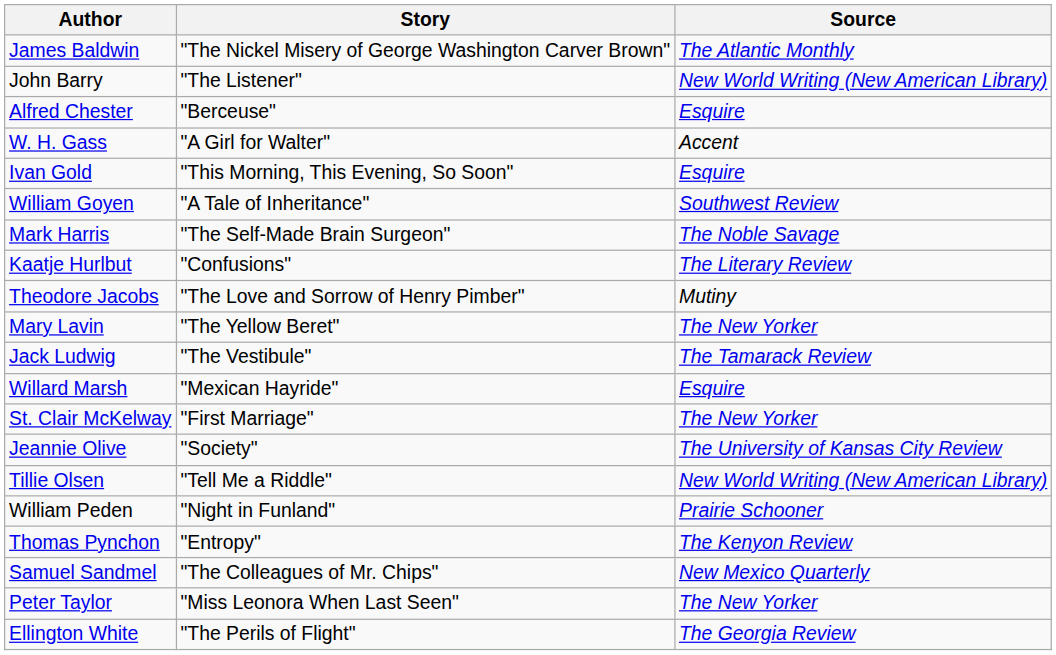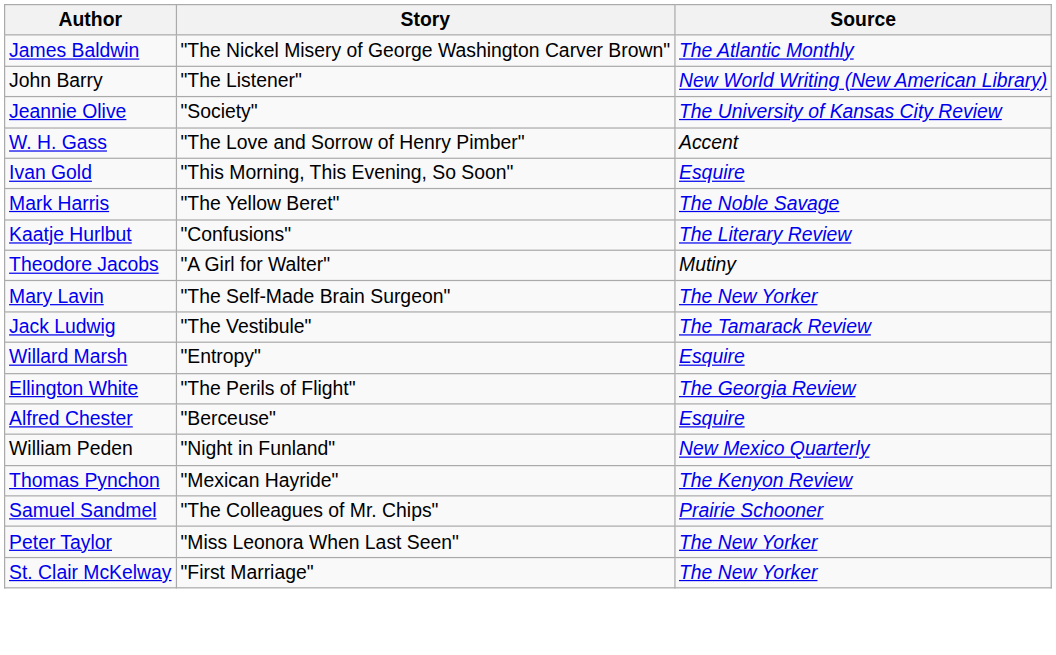rows swapped: (71, 111) <-> (68, 449)
(255, 142) "A Girl for Walter" -> (352, 142) "The Love and Sorrow of Henry Pimber"
- row: (71, 204)
(315, 234) "The Self-Made Brain Surgeon" -> (260, 204) "The Yellow Beret"
(352, 296) "The Love and Sorrow of Henry Pimber" -> (255, 265) "A Girl for Walter"
(260, 326) "The Yellow Beret" -> (315, 296) "The Self-Made Brain Surgeon"
(259, 388) "Mexican Hayride" -> (221, 357) "Entropy"
rows swapped: (90, 419) <-> (74, 633)
- row: (57, 480)
(751, 511) Prairie Schooner -> (774, 449) New Mexico Quarterly
(221, 541) "Entropy" -> (259, 480) "Mexican Hayride"
(774, 572) New Mexico Quarterly -> (751, 511) Prairie Schooner
